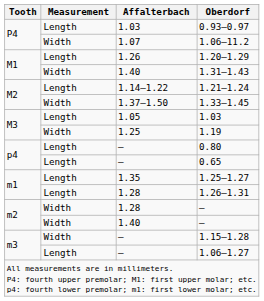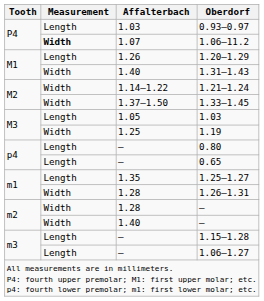(57, 42) normal -> (57, 42) bold
(60, 87) Length -> (57, 87) Width
(60, 192) Length -> (57, 192) Width
(57, 238) Width -> (60, 238) Length
